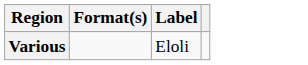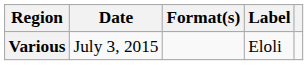+ column: (116, 18)
